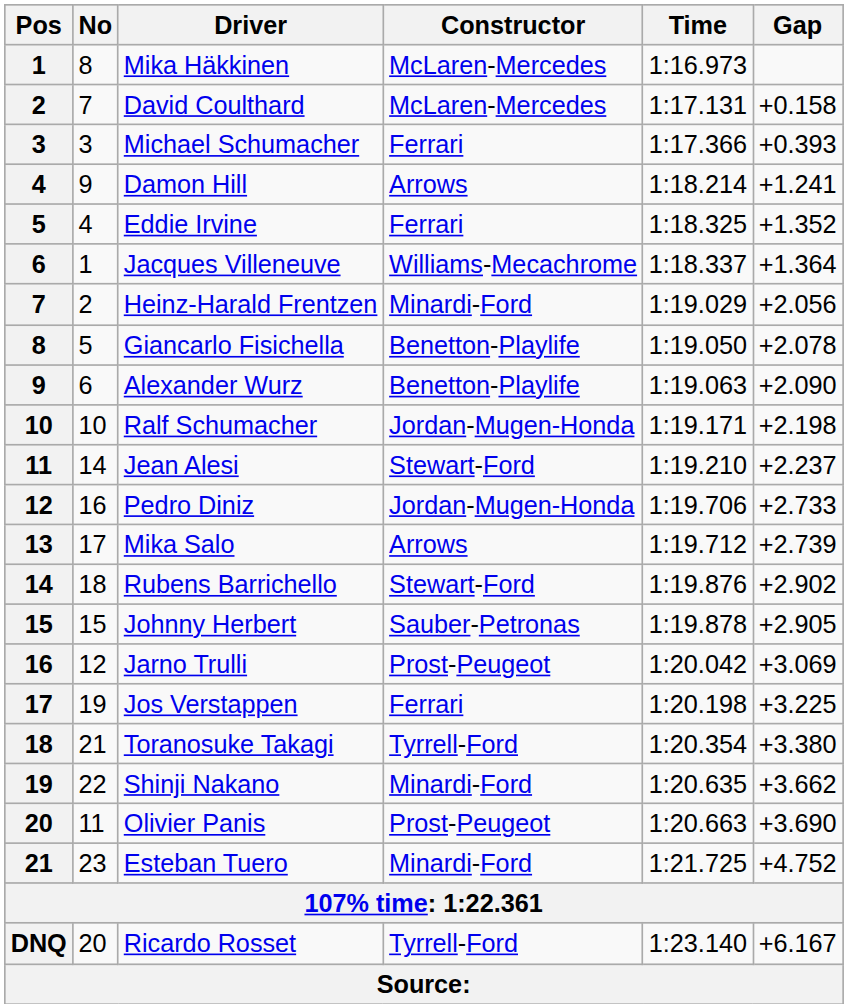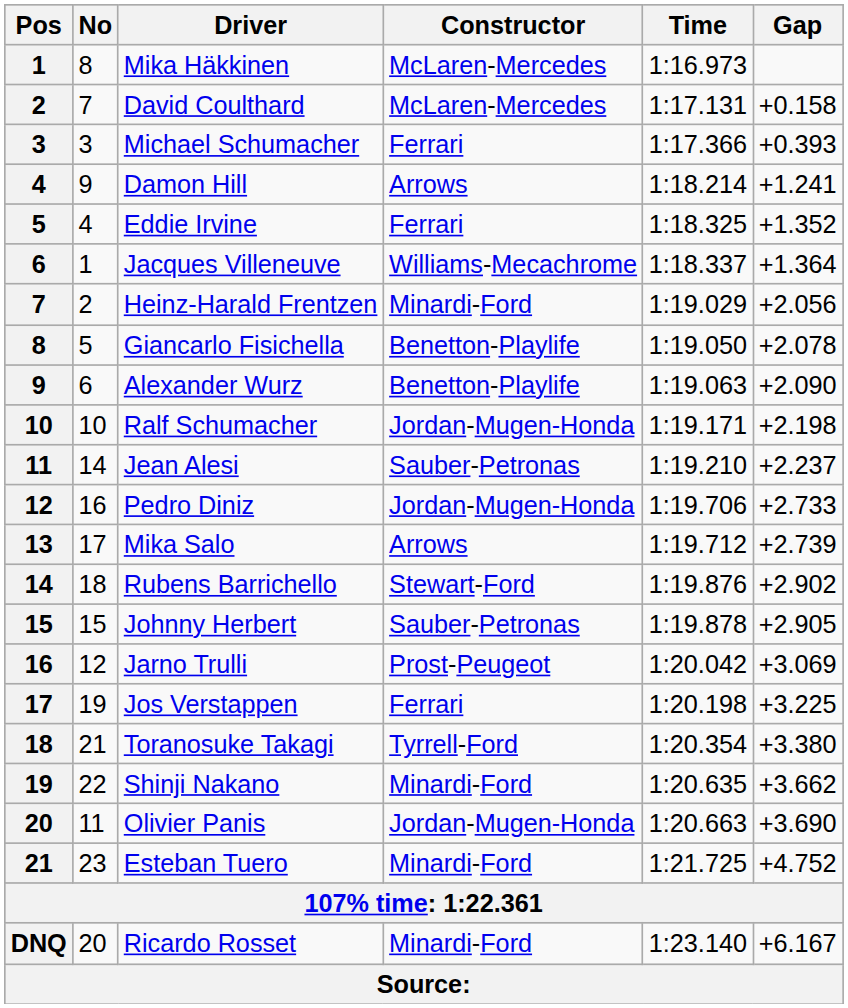(462, 464) Stewart-Ford -> (484, 464) Sauber-Petronas
(470, 824) Prost-Peugeot -> (512, 824) Jordan-Mugen-Honda
(454, 944) Tyrrell-Ford -> (461, 944) Minardi-Ford
